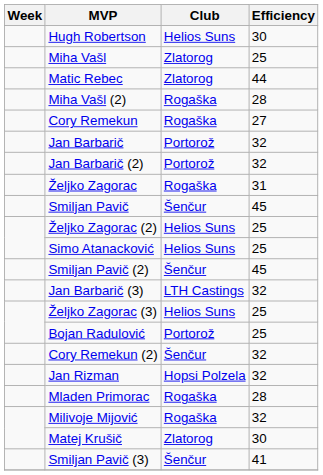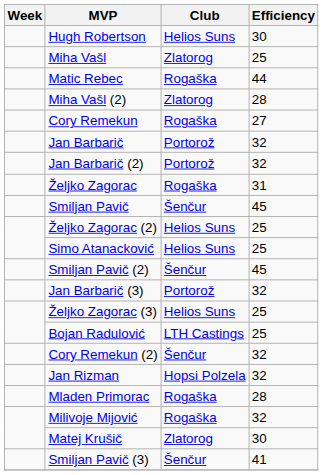(188, 79) Zlatorog -> (190, 79) Rogaška
(190, 100) Rogaška -> (188, 100) Zlatorog
(204, 290) LTH Castings -> (189, 290) Portorož
(189, 333) Portorož -> (204, 333) LTH Castings
